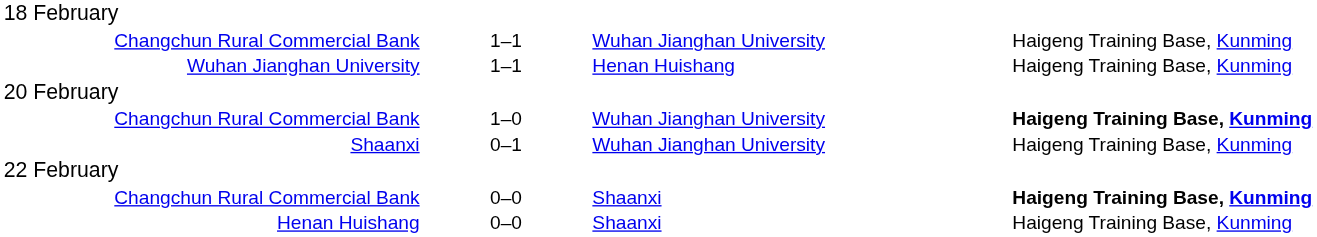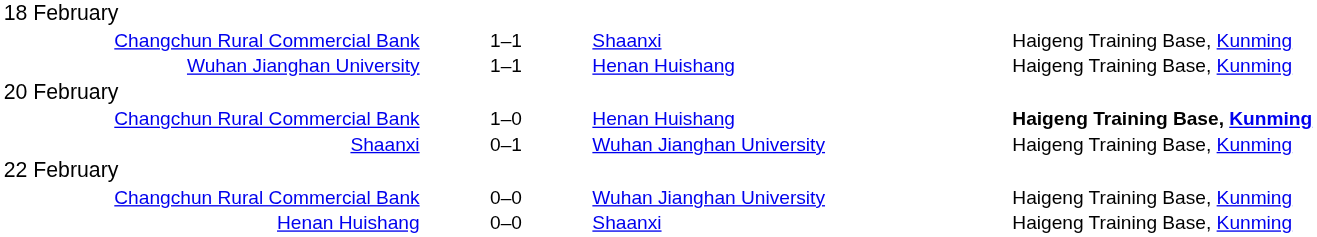(709, 40) Wuhan Jianghan University -> (627, 40) Shaanxi
(709, 119) Wuhan Jianghan University -> (664, 119) Henan Huishang
(627, 197) Shaanxi -> (709, 197) Wuhan Jianghan University
(1162, 197) bold -> (1152, 197) normal
